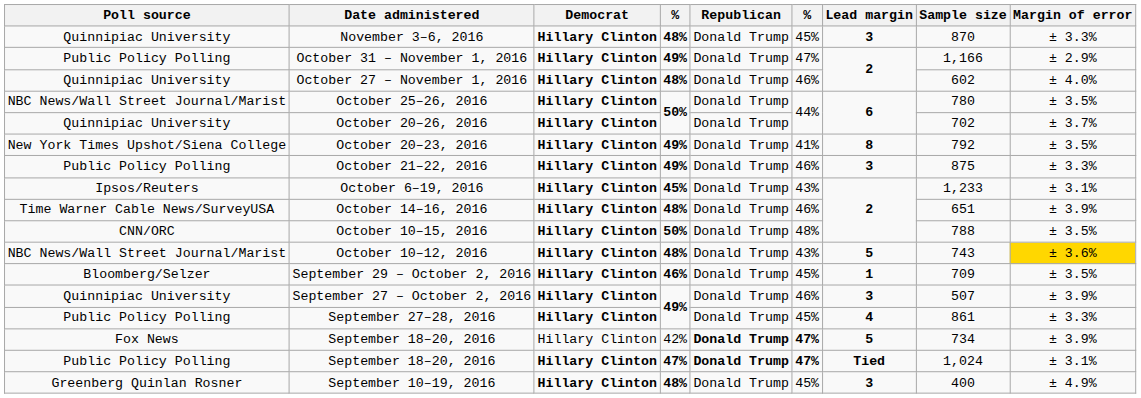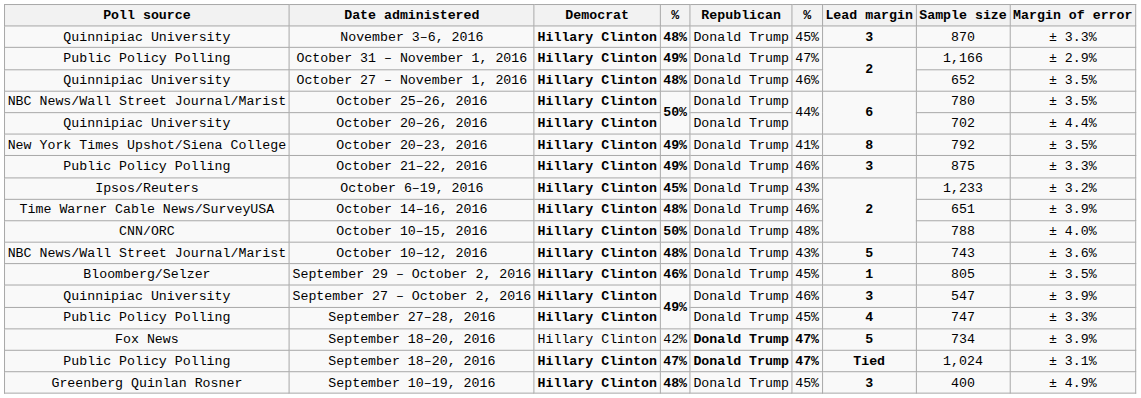(963, 80) 602 -> (963, 80) 652
(1073, 80) ± 4.0% -> (1073, 80) ± 3.5%
(1073, 123) ± 3.7% -> (1073, 123) ± 4.4%
(1073, 188) ± 3.1% -> (1073, 188) ± 3.2%
(1073, 231) ± 3.5% -> (1073, 231) ± 4.0%
(1073, 253) gold background -> (1073, 253) no background
(963, 275) 709 -> (963, 275) 805
(963, 296) 507 -> (963, 296) 547
(963, 318) 861 -> (963, 318) 747
